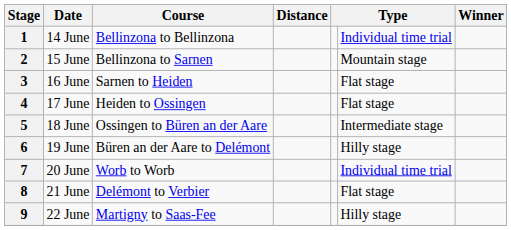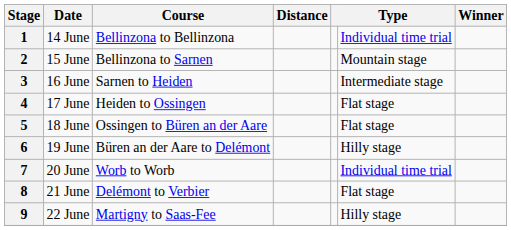(367, 81) Flat stage -> (392, 81) Intermediate stage
(392, 125) Intermediate stage -> (367, 125) Flat stage
